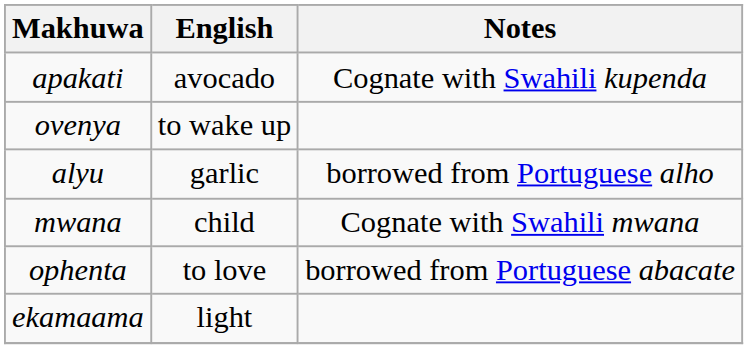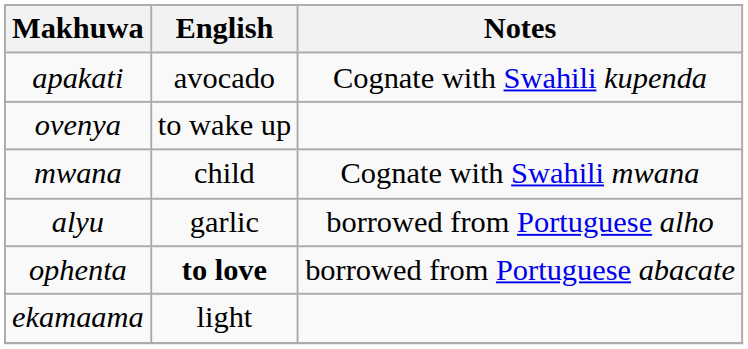rows swapped: (78, 173) <-> (78, 221)
(224, 269) normal -> (224, 269) bold
